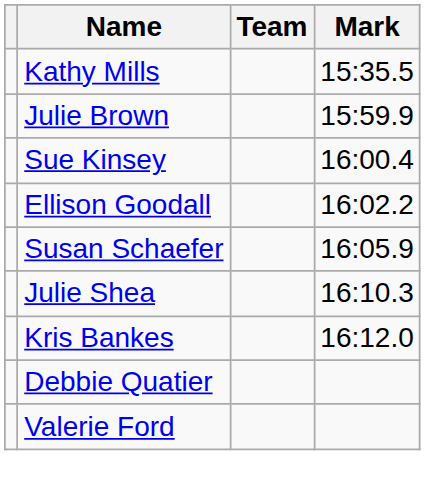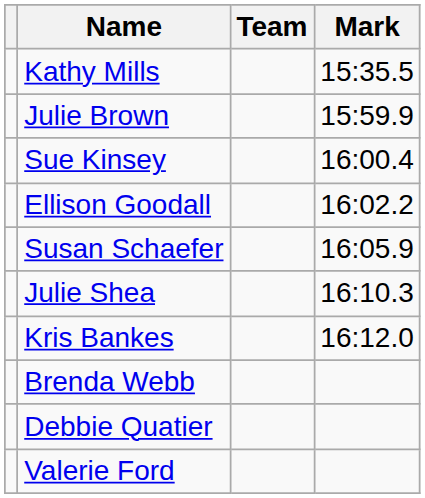+ row: (110, 381)
